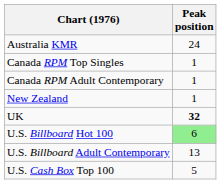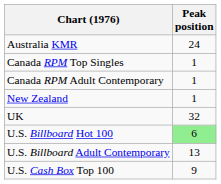(194, 116) bold -> (194, 116) normal
(194, 170) 5 -> (194, 170) 9
